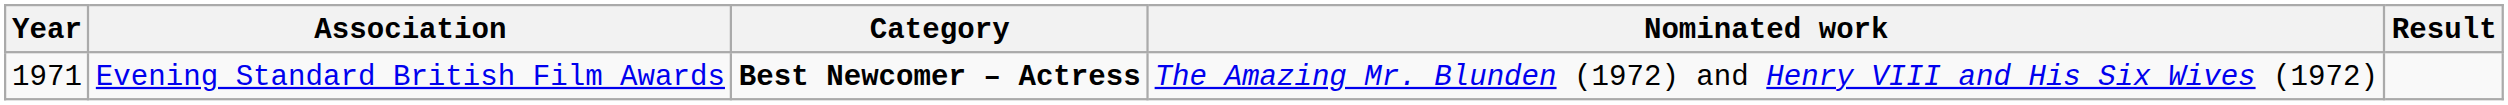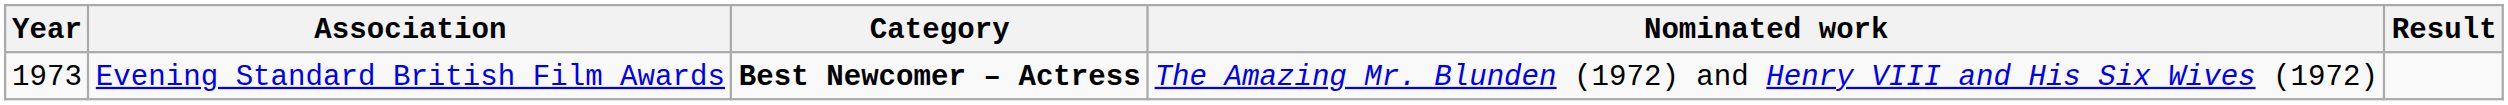(47, 76) 1971 -> (47, 76) 1973
